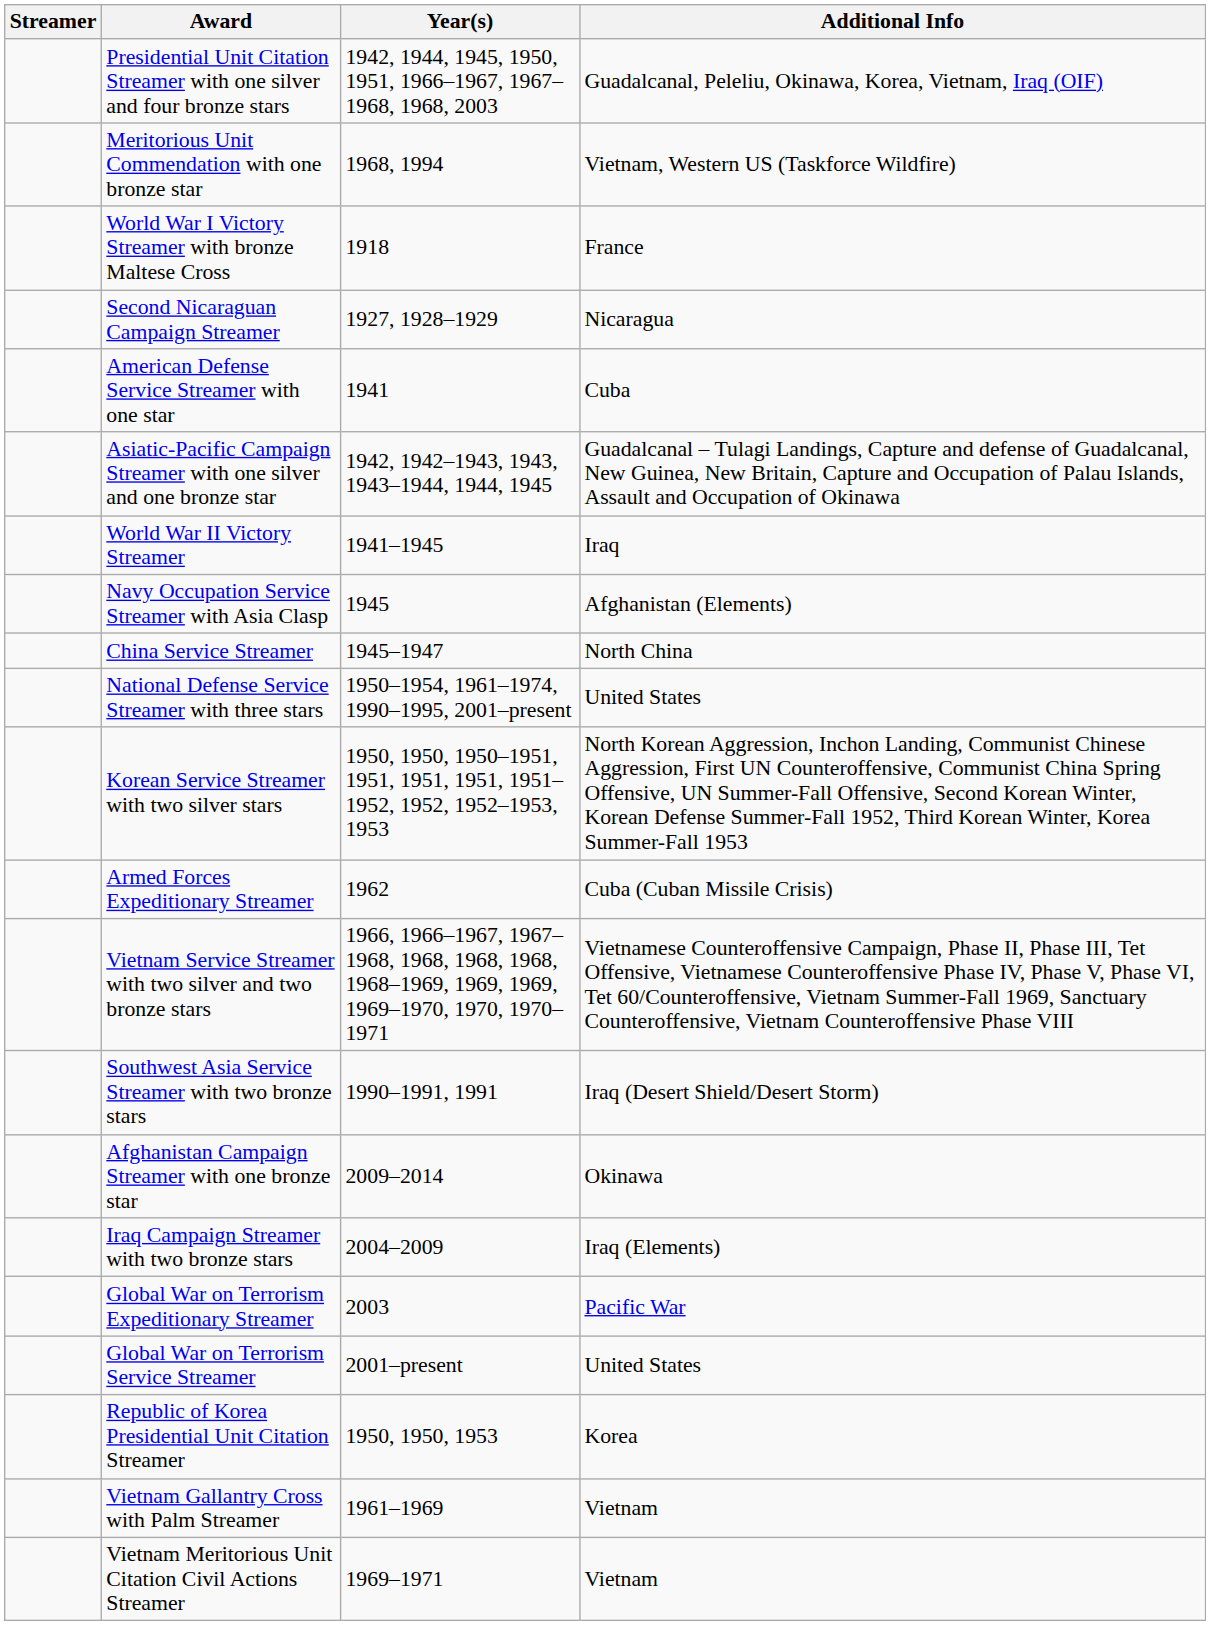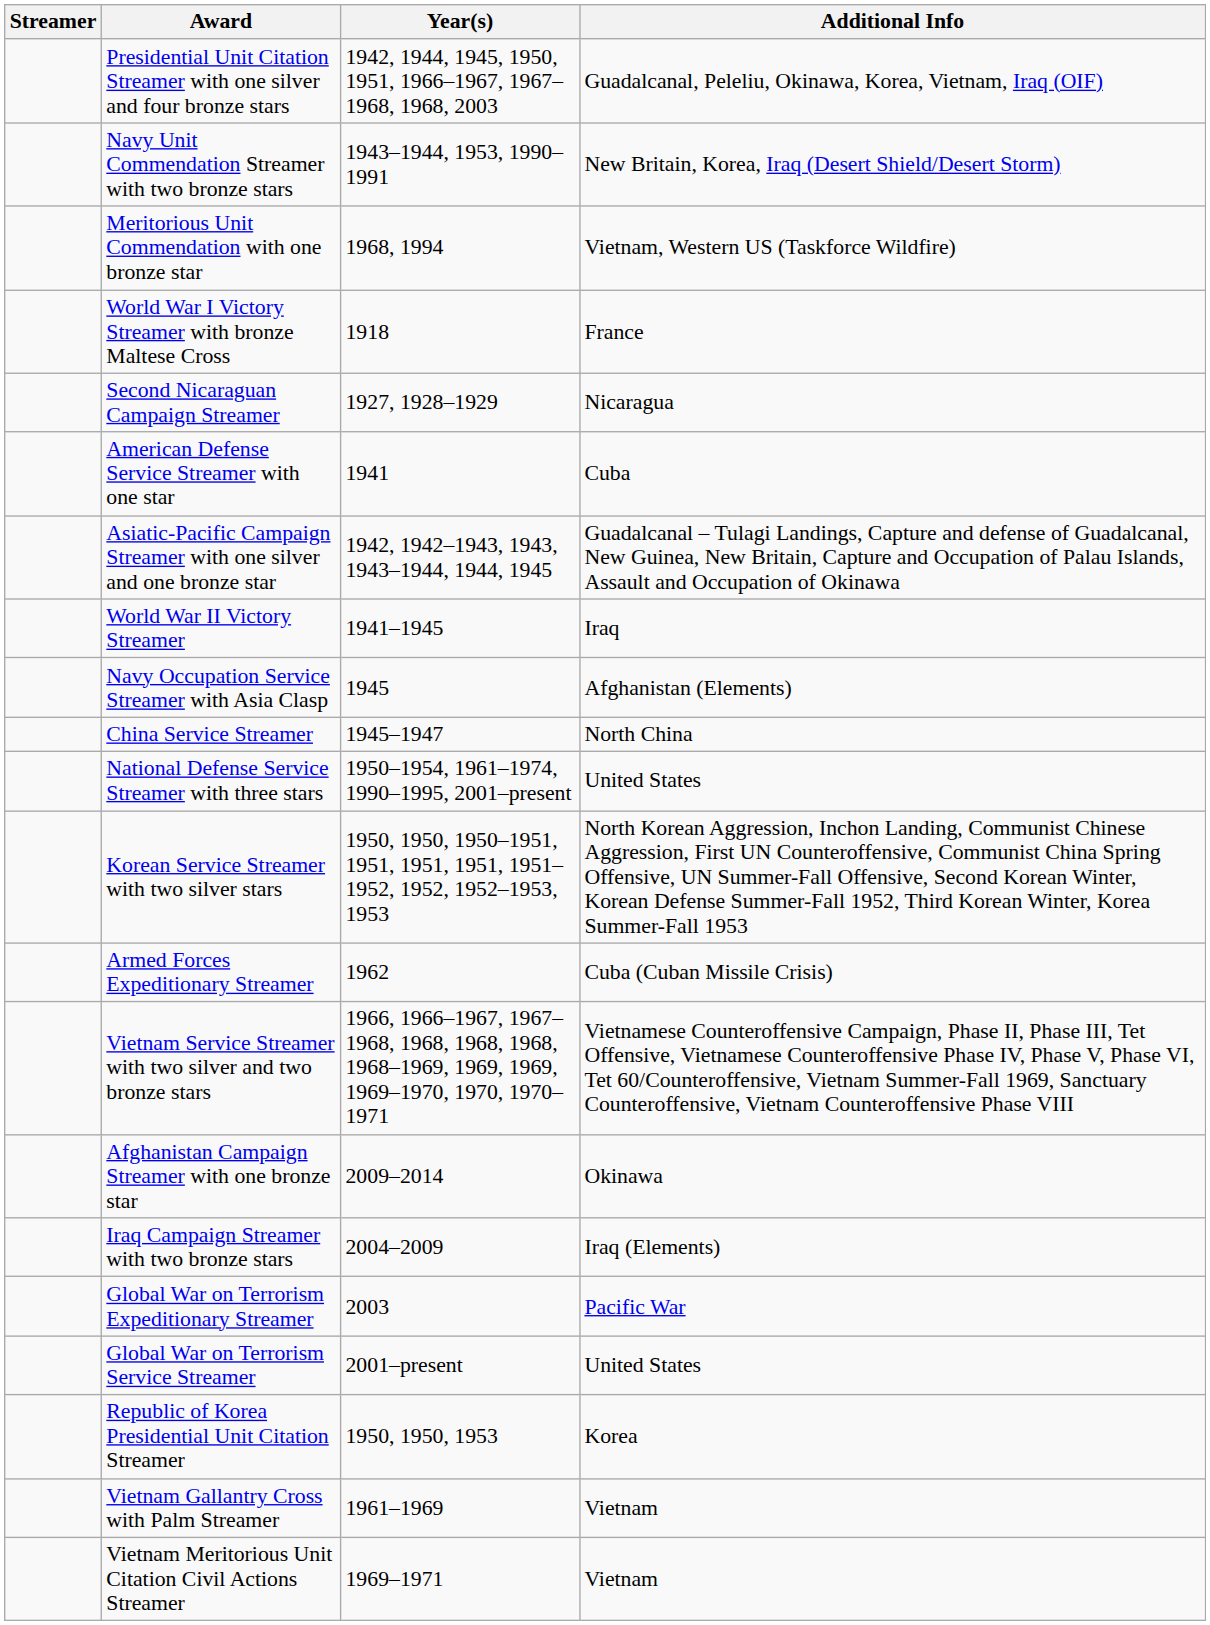+ row: (215, 164)
- row: (219, 1092)
